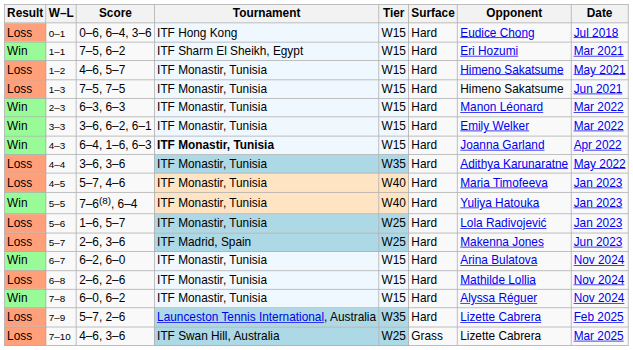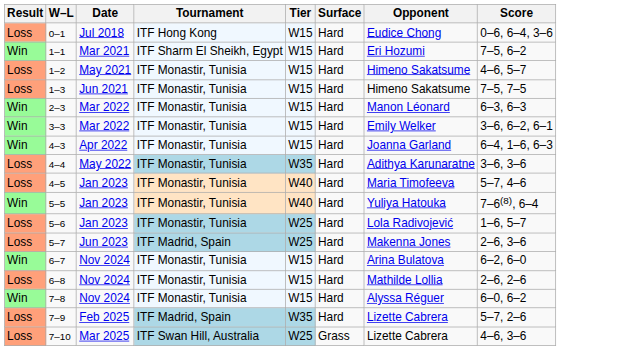columns swapped: (600, 13) <-> (115, 13)
(216, 145) bold -> (192, 145) normal
(267, 317) Launceston Tennis International, Australia -> (184, 317) ITF Madrid, Spain
